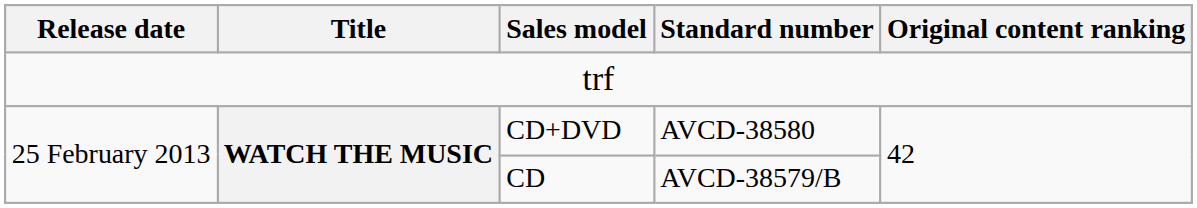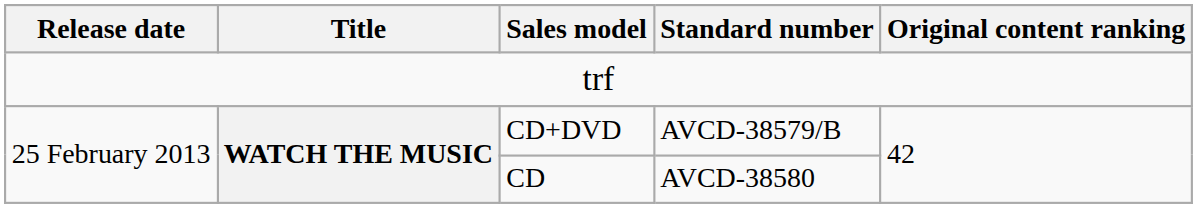(738, 130) AVCD-38580 -> (751, 130) AVCD-38579/B
(751, 177) AVCD-38579/B -> (738, 177) AVCD-38580
